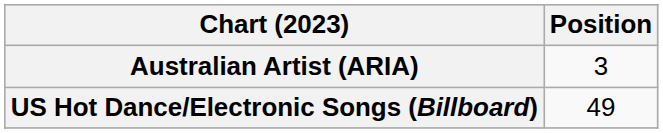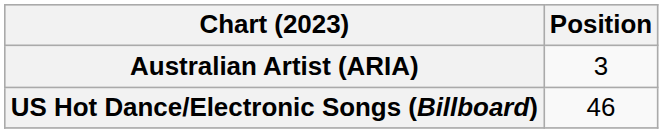(601, 107) 49 -> (601, 107) 46
